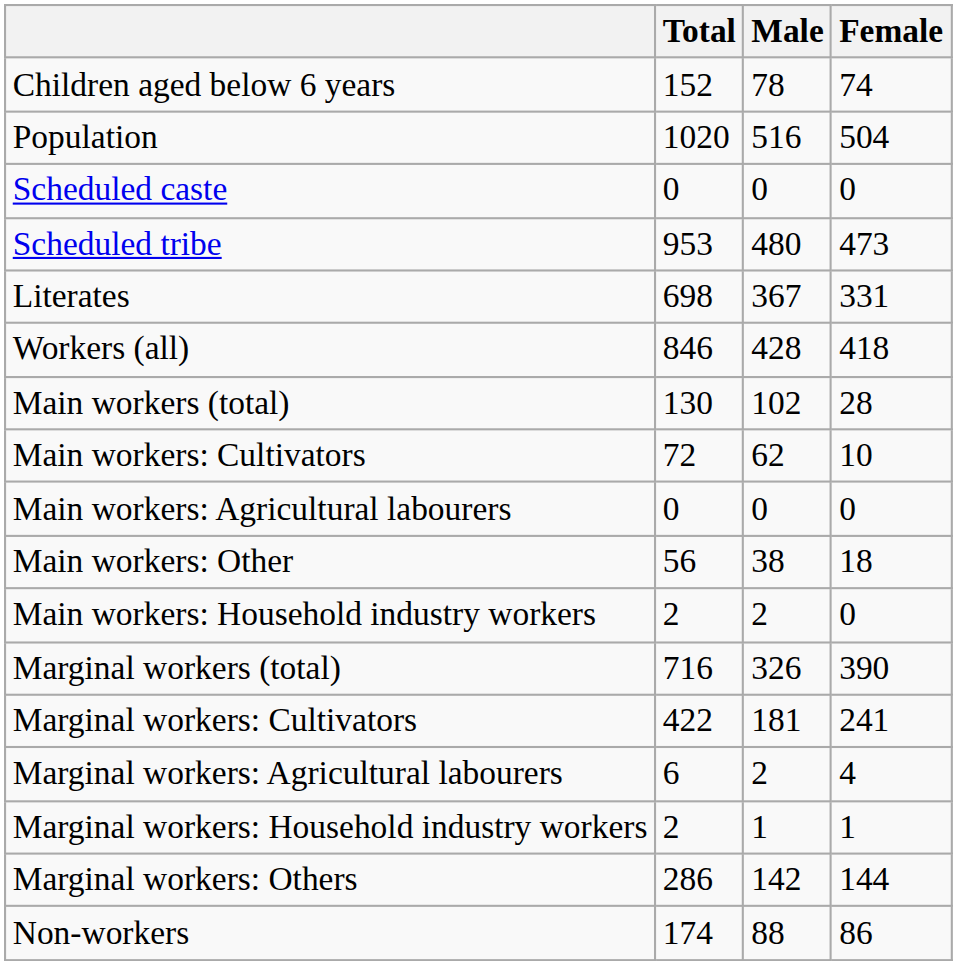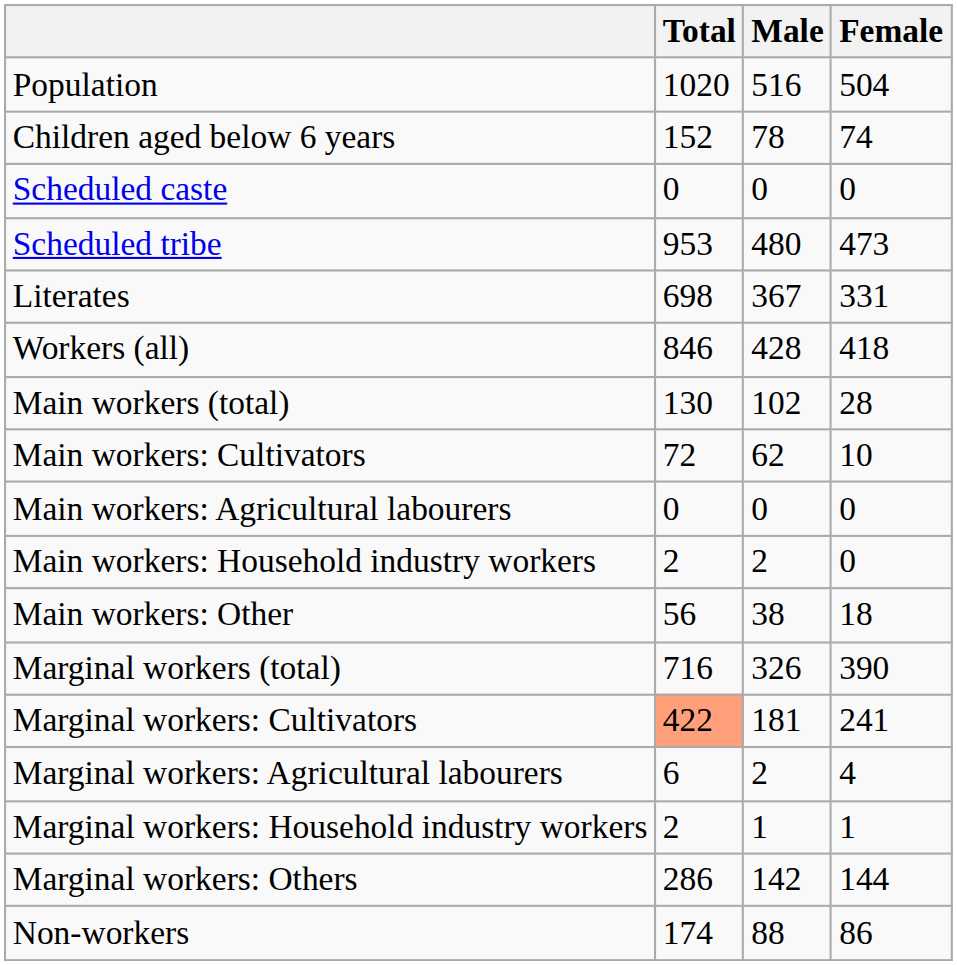rows swapped: (85, 137) <-> (204, 84)
rows swapped: (304, 614) <-> (153, 561)
(688, 720) no background -> (688, 720) lightsalmon background
